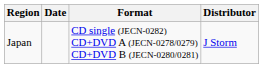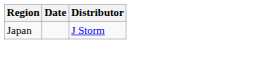- column: (135, 13)
